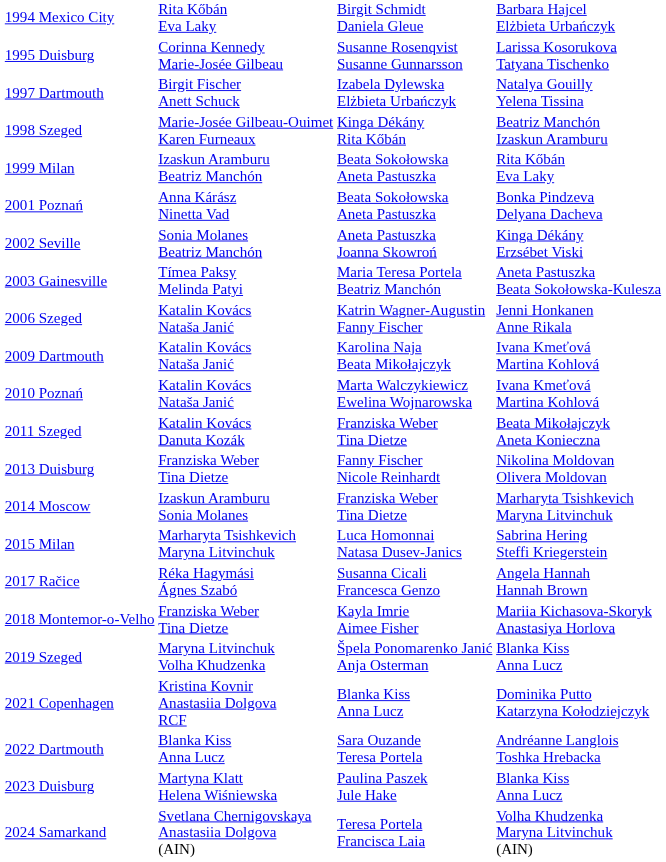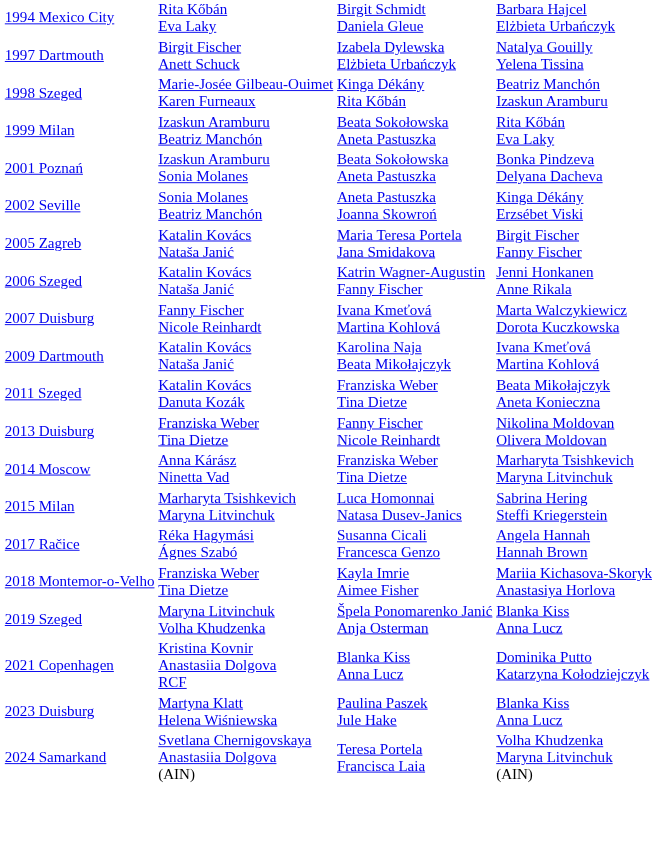- row: (50, 55)
(197, 205) Anna Kárász Ninetta Vad -> (214, 168) Izaskun Aramburu Sonia Molanes
- row: (56, 280)
+ row: (43, 243)
+ row: (50, 318)
- row: (44, 393)
(214, 506) Izaskun Aramburu Sonia Molanes -> (197, 468) Anna Kárász Ninetta Vad
- row: (54, 749)
